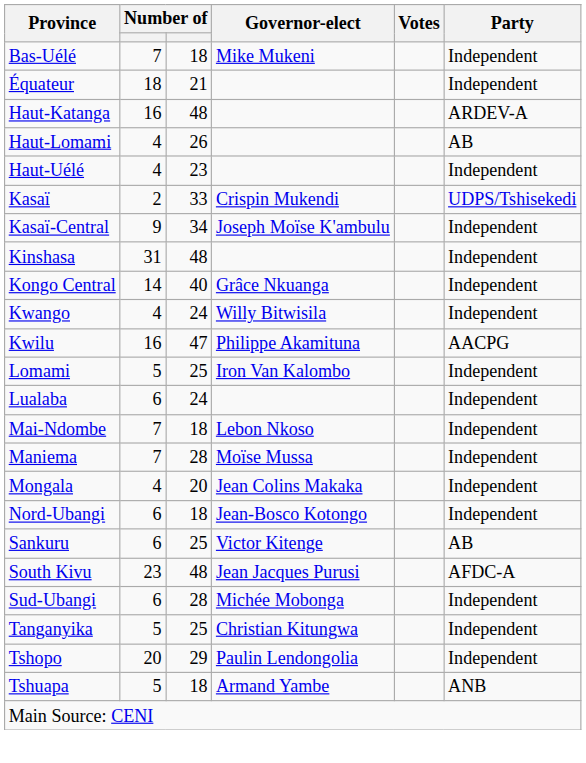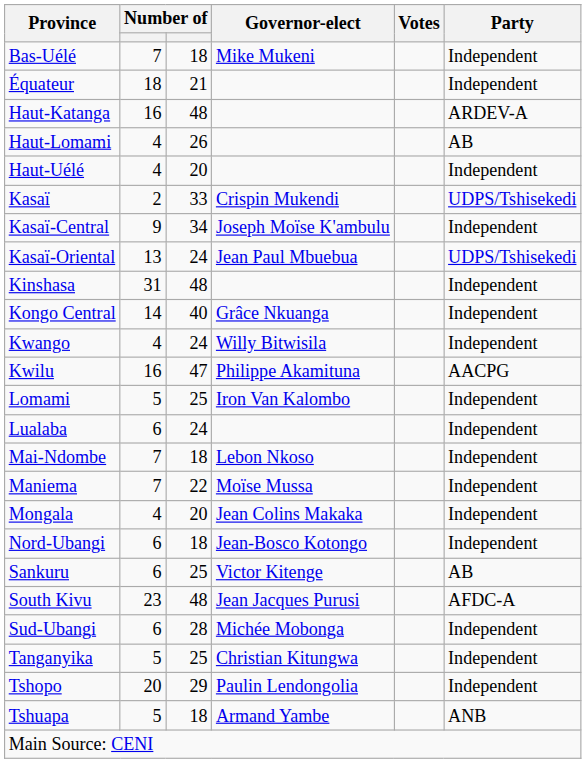(199, 170) 23 -> (199, 170) 20
+ row: (62, 256)
(199, 457) 28 -> (199, 485) 22
